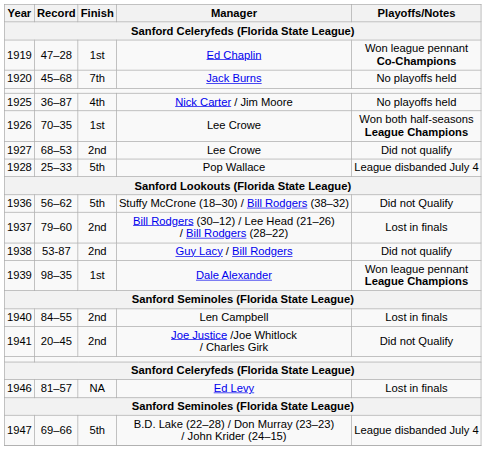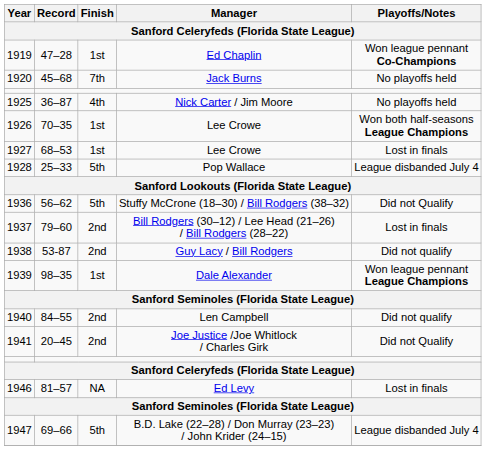(97, 150) 2nd -> (97, 150) 1st
(416, 150) Did not qualify -> (416, 150) Lost in finals
(416, 317) Lost in finals -> (416, 317) Did not qualify
